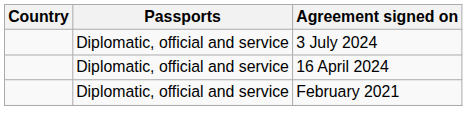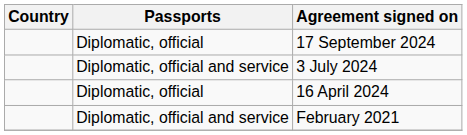+ row: (366, 42)
(183, 67) Diplomatic, official and service -> (140, 92) Diplomatic, official
